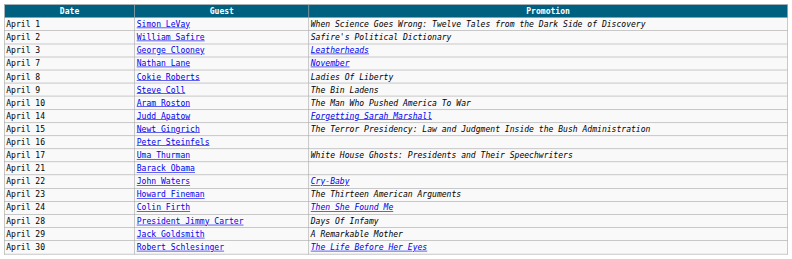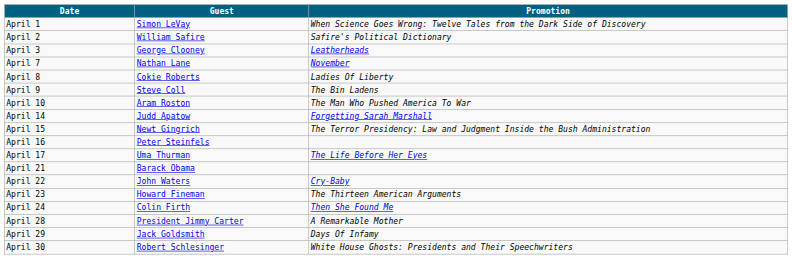(442, 155) White House Ghosts: Presidents and Their Speechwriters -> (369, 155) The Life Before Her Eyes
(345, 221) Days Of Infamy -> (357, 221) A Remarkable Mother
(357, 234) A Remarkable Mother -> (345, 234) Days Of Infamy
(369, 247) The Life Before Her Eyes -> (442, 247) White House Ghosts: Presidents and Their Speechwriters
